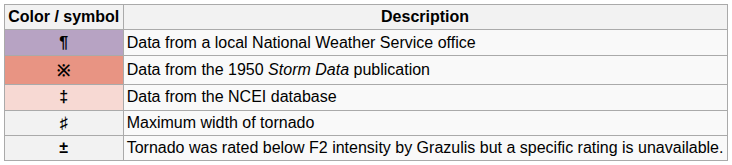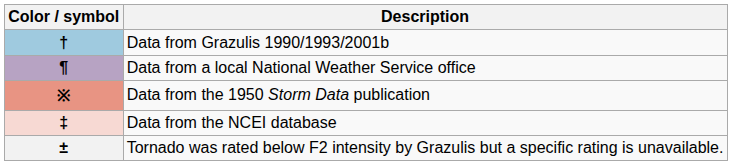+ row: (64, 42)
- row: (64, 122)
